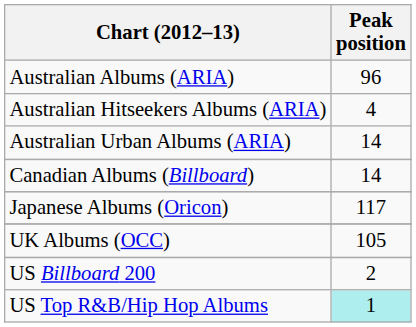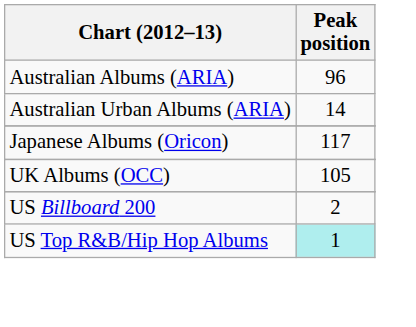- row: (168, 109)
- row: (132, 175)
